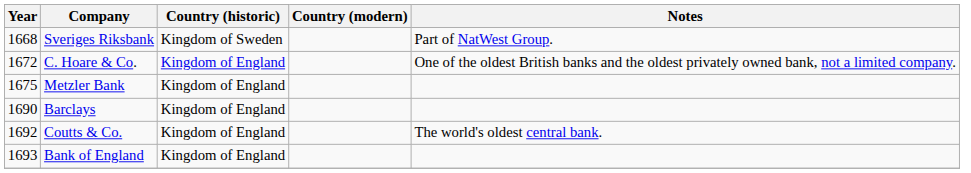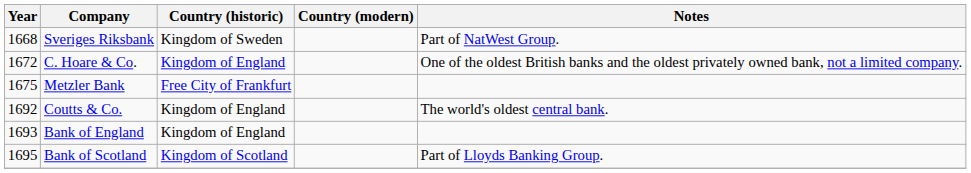(223, 86) Kingdom of England -> (226, 86) Free City of Frankfurt
- row: (70, 109)
+ row: (95, 156)
